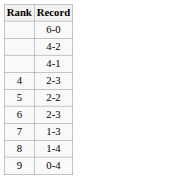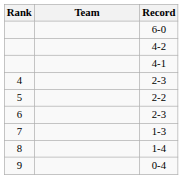+ column: (87, 13)
